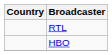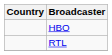rows swapped: (58, 27) <-> (59, 43)
